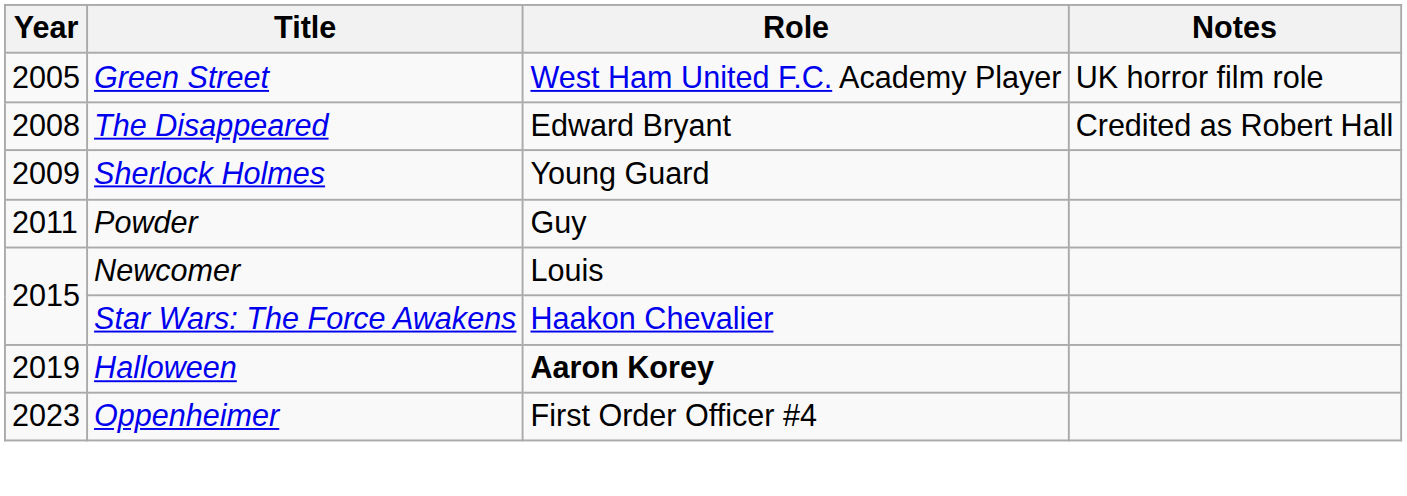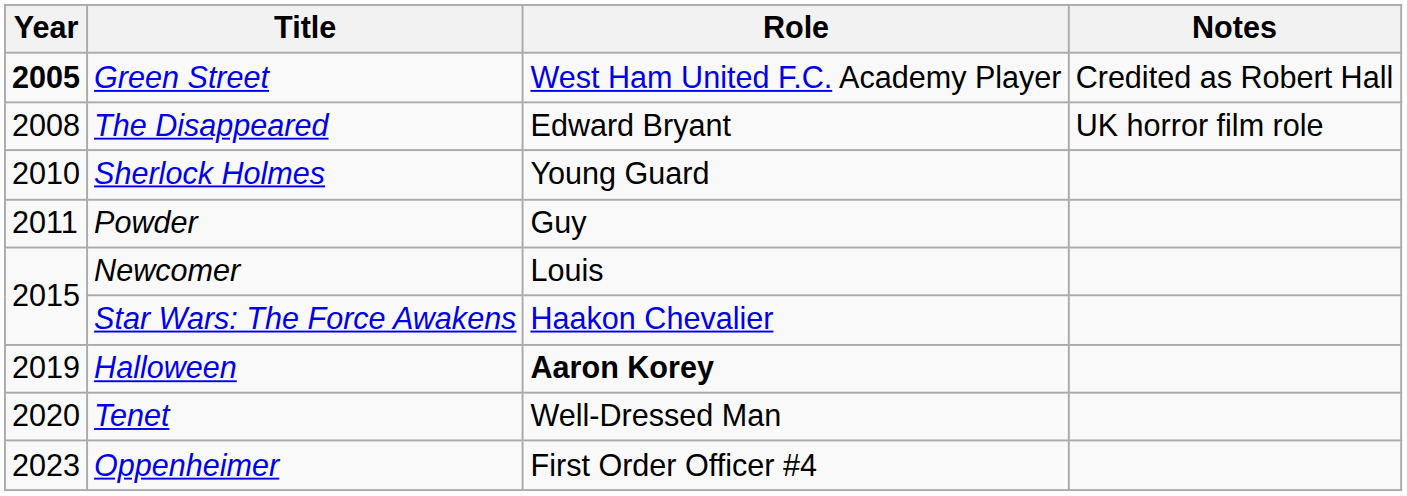(46, 77) normal -> (46, 77) bold
(1200, 77) UK horror film role -> (1234, 77) Credited as Robert Hall
(1234, 125) Credited as Robert Hall -> (1200, 125) UK horror film role
(46, 174) 2009 -> (46, 174) 2010
+ row: (132, 416)
